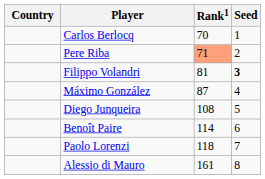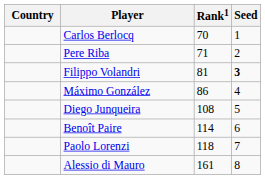(203, 53) lightsalmon background -> (203, 53) no background
(203, 91) 87 -> (203, 91) 86
